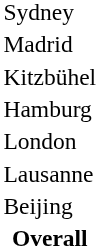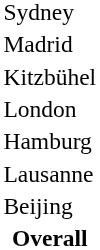rows swapped: (48, 109) <-> (40, 141)
